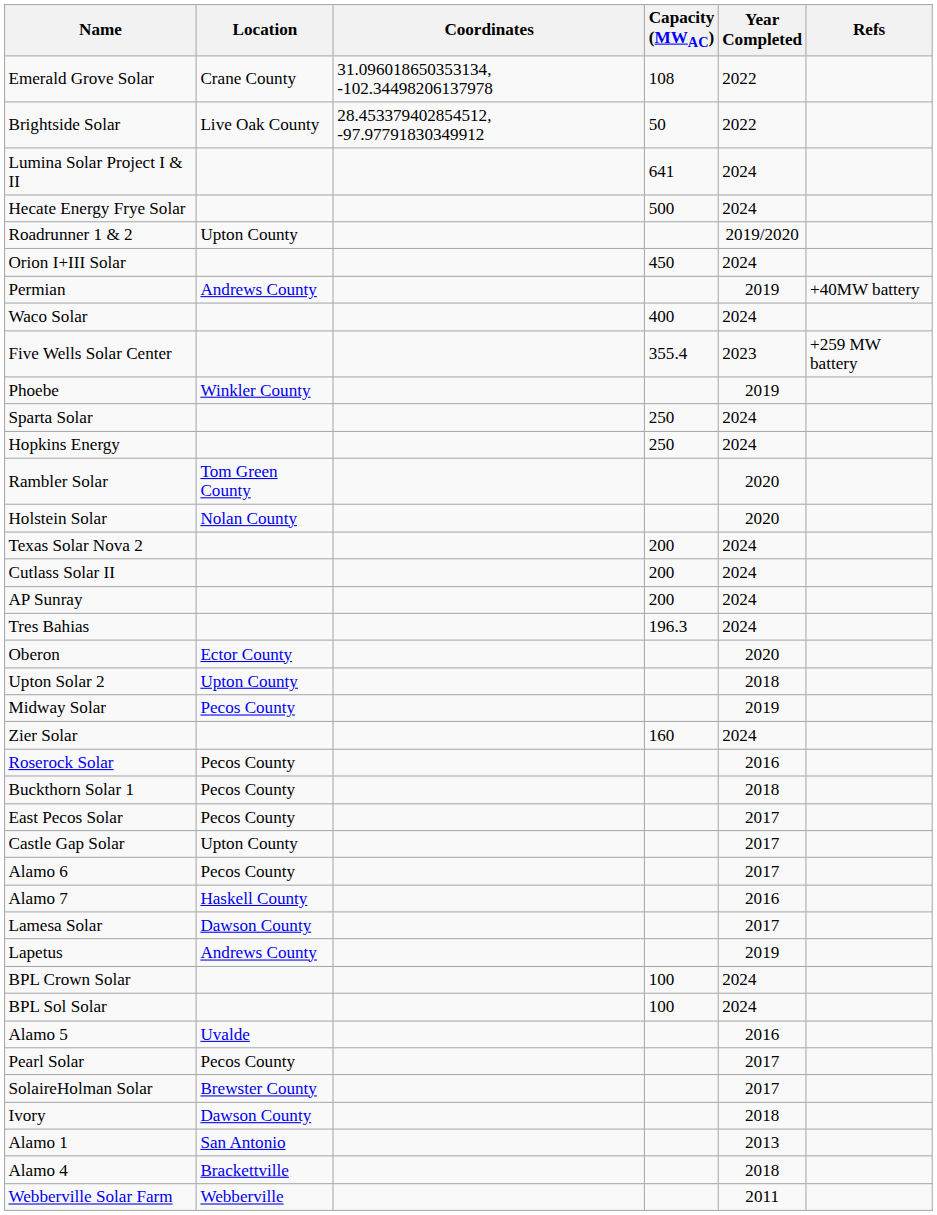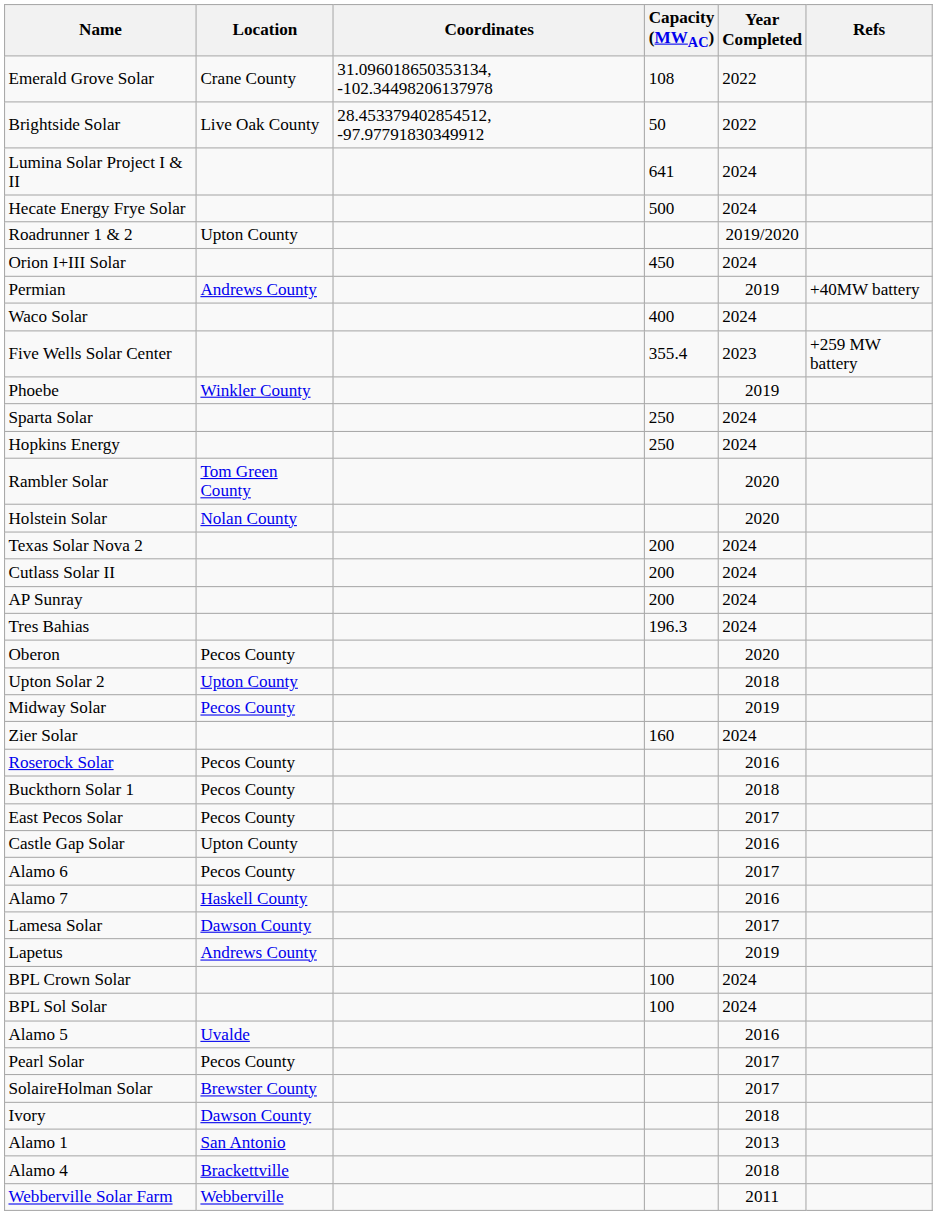(246, 653) Ector County -> (248, 653) Pecos County
(762, 844) 2017 -> (762, 844) 2016
